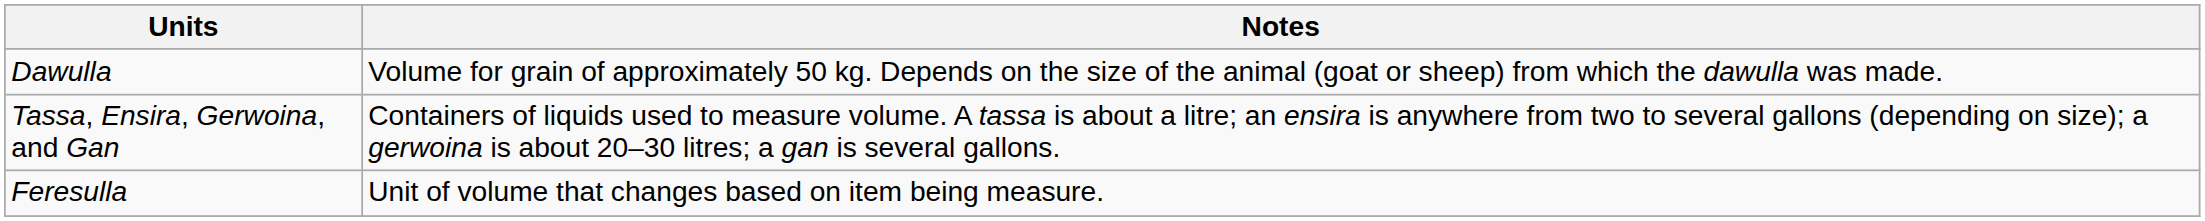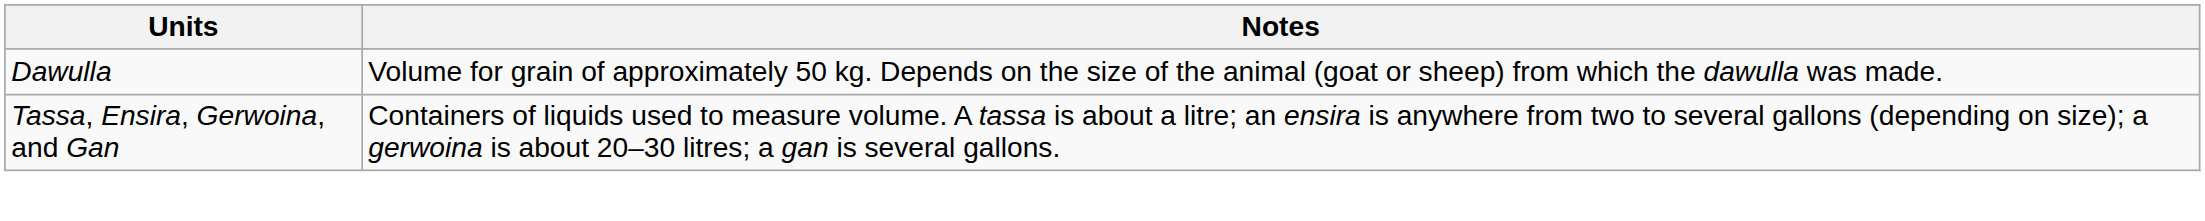- row: (69, 192)
